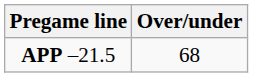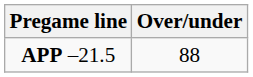(190, 54) 68 -> (190, 54) 88
